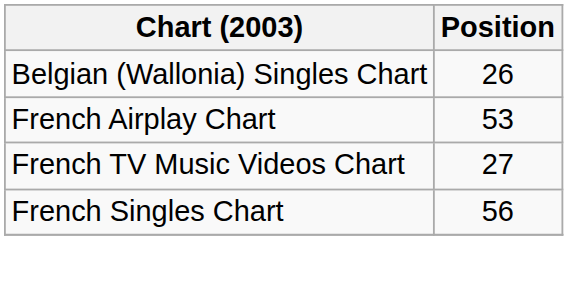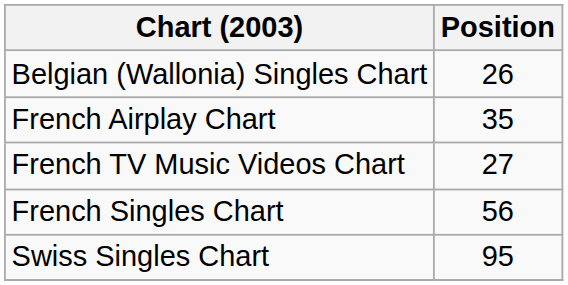(498, 119) 53 -> (498, 119) 35
+ row: (140, 257)
